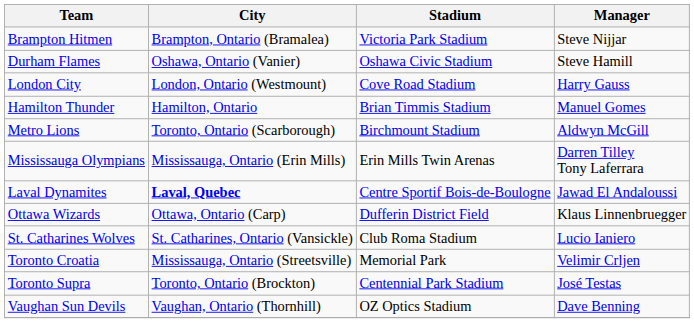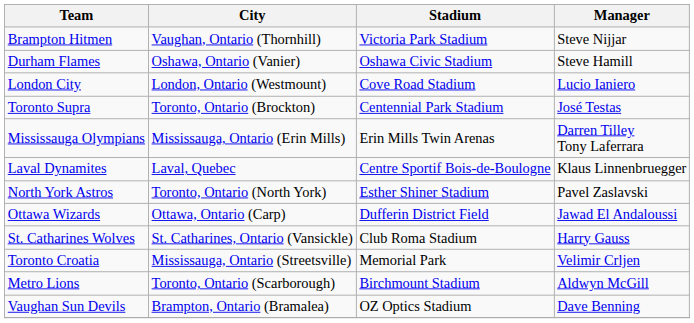(240, 38) Brampton, Ontario (Bramalea) -> (236, 38) Vaughan, Ontario (Thornhill)
(593, 84) Harry Gauss -> (596, 84) Lucio Ianiero
- row: (61, 107)
rows swapped: (44, 130) <-> (49, 283)
(196, 191) bold -> (194, 169) normal
(617, 191) Jawad El Andaloussi -> (622, 169) Klaus Linnenbruegger
+ row: (60, 191)
(622, 214) Klaus Linnenbruegger -> (617, 214) Jawad El Andaloussi
(596, 237) Lucio Ianiero -> (593, 237) Harry Gauss
(236, 306) Vaughan, Ontario (Thornhill) -> (240, 306) Brampton, Ontario (Bramalea)
